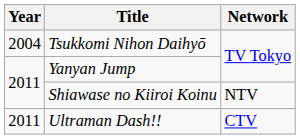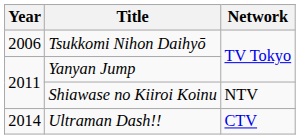(25, 43) 2004 -> (25, 43) 2006
(24, 120) 2011 -> (25, 120) 2014
